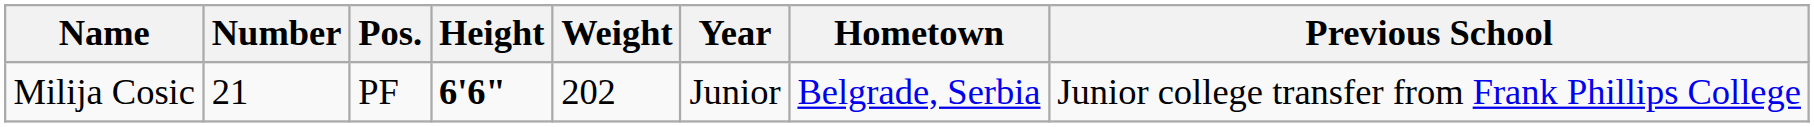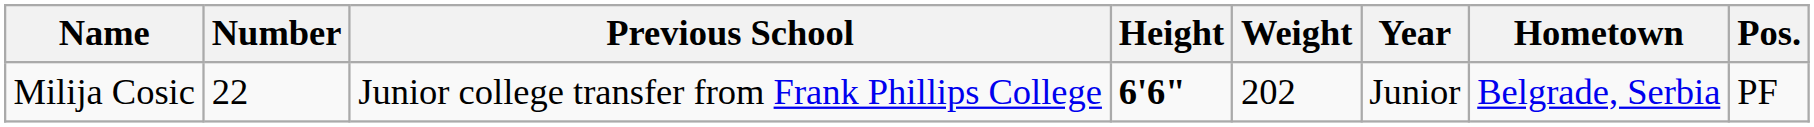columns swapped: (390, 33) <-> (1429, 33)
(230, 91) 21 -> (230, 91) 22
